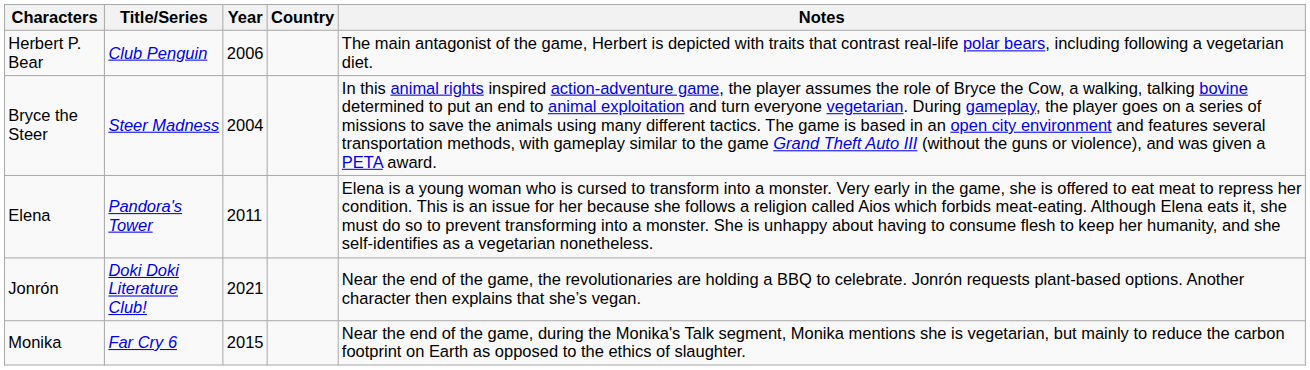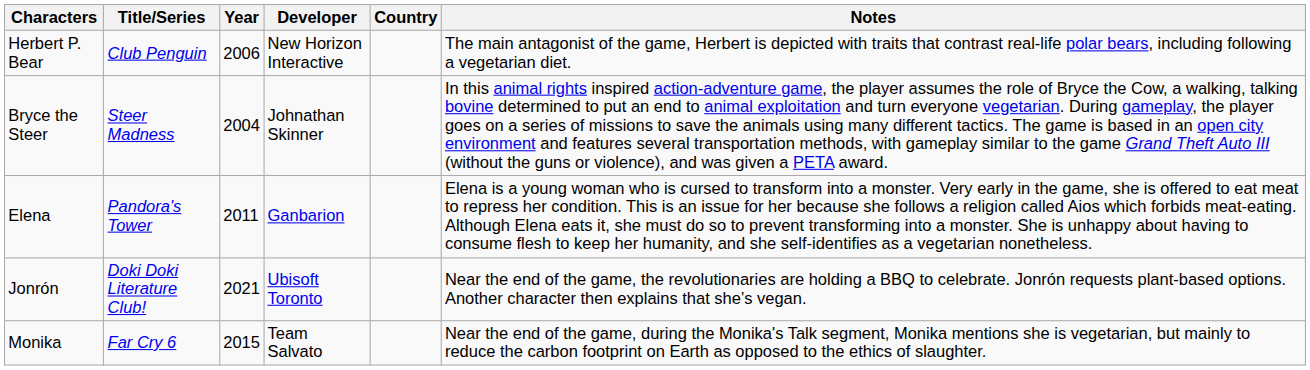+ column: (317, 17)
